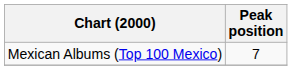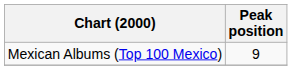(256, 53) 7 -> (256, 53) 9
